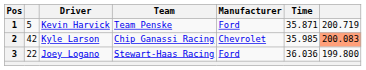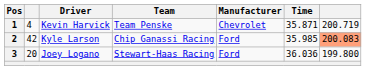(29, 26) 5 -> (29, 26) 4
(229, 26) Ford -> (242, 26) Chevrolet
(242, 40) Chevrolet -> (229, 40) Ford
(32, 54) 22 -> (32, 54) 20
